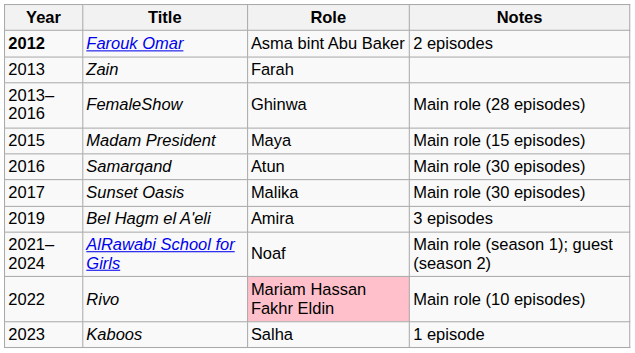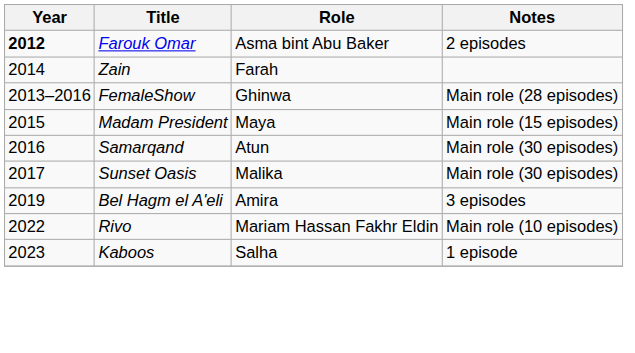(27, 69) 2013 -> (27, 69) 2014
- row: (161, 254)
(309, 299) pink background -> (337, 226) no background
